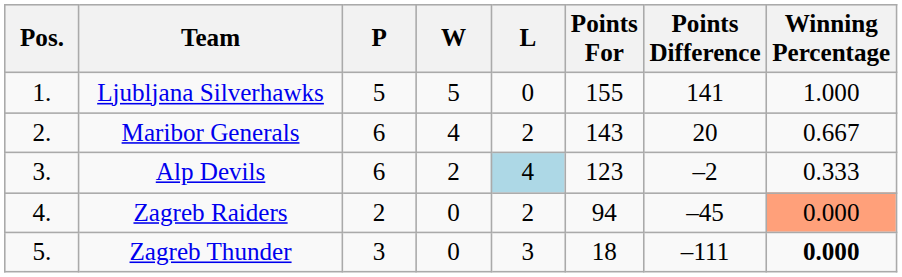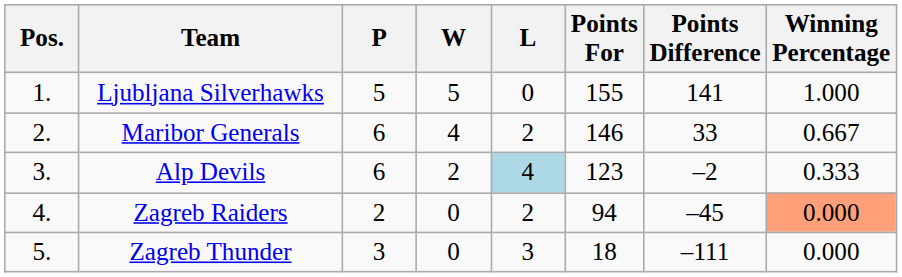(604, 132) 143 -> (604, 132) 146
(705, 132) 20 -> (705, 132) 33
(831, 251) bold -> (831, 251) normal
